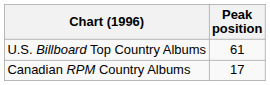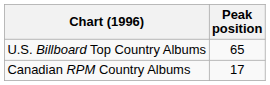(237, 49) 61 -> (237, 49) 65
